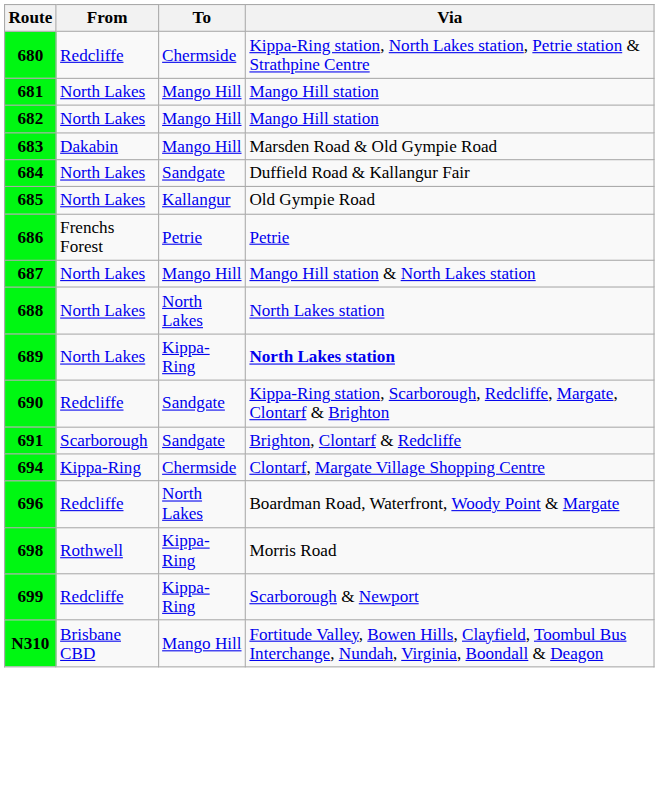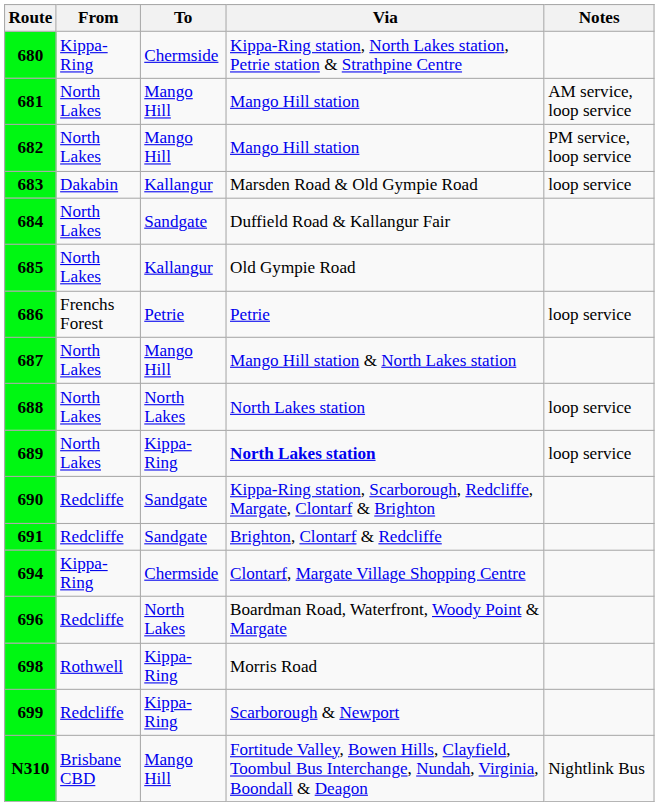+ column: (599, 18)
(92, 54) Redcliffe -> (84, 54) Kippa-Ring
(202, 145) Mango Hill -> (178, 184) Kallangur
(104, 440) Scarborough -> (92, 536) Redcliffe
